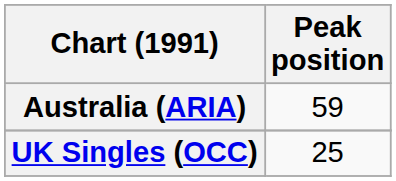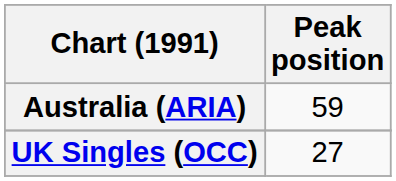(328, 152) 25 -> (328, 152) 27
